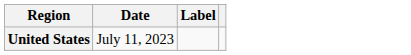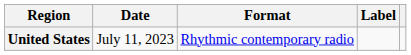+ column: (267, 15)
